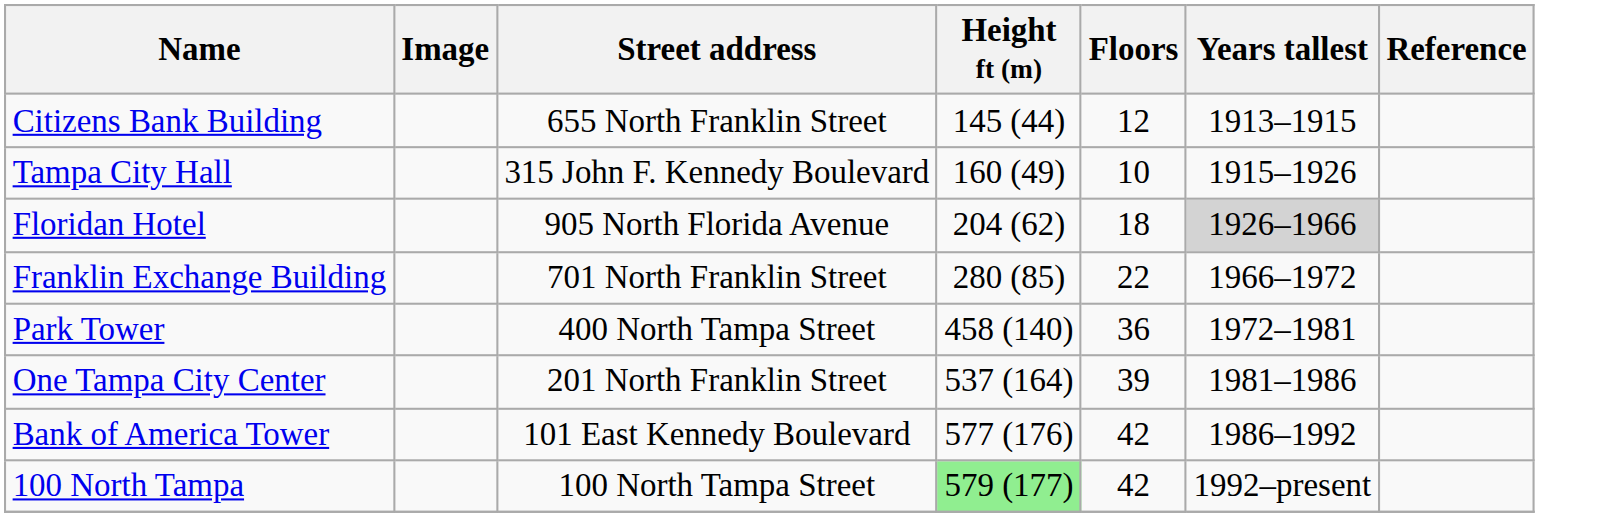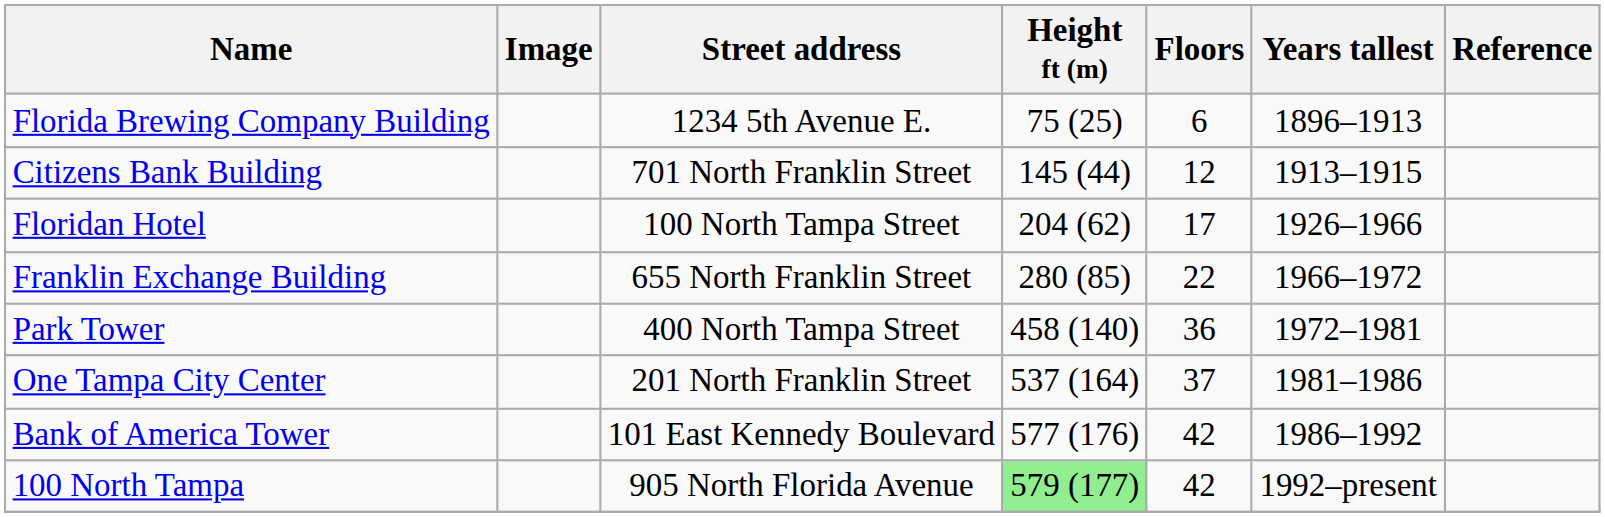+ row: (251, 119)
(717, 119) 655 North Franklin Street -> (801, 172) 701 North Franklin Street
- row: (122, 172)
(717, 224) 905 North Florida Avenue -> (801, 224) 100 North Tampa Street
(1134, 224) 18 -> (1199, 224) 17
(1282, 224) lightgrey background -> (1348, 224) no background
(717, 276) 701 North Franklin Street -> (801, 276) 655 North Franklin Street
(1134, 381) 39 -> (1199, 381) 37
(717, 485) 100 North Tampa Street -> (801, 485) 905 North Florida Avenue
